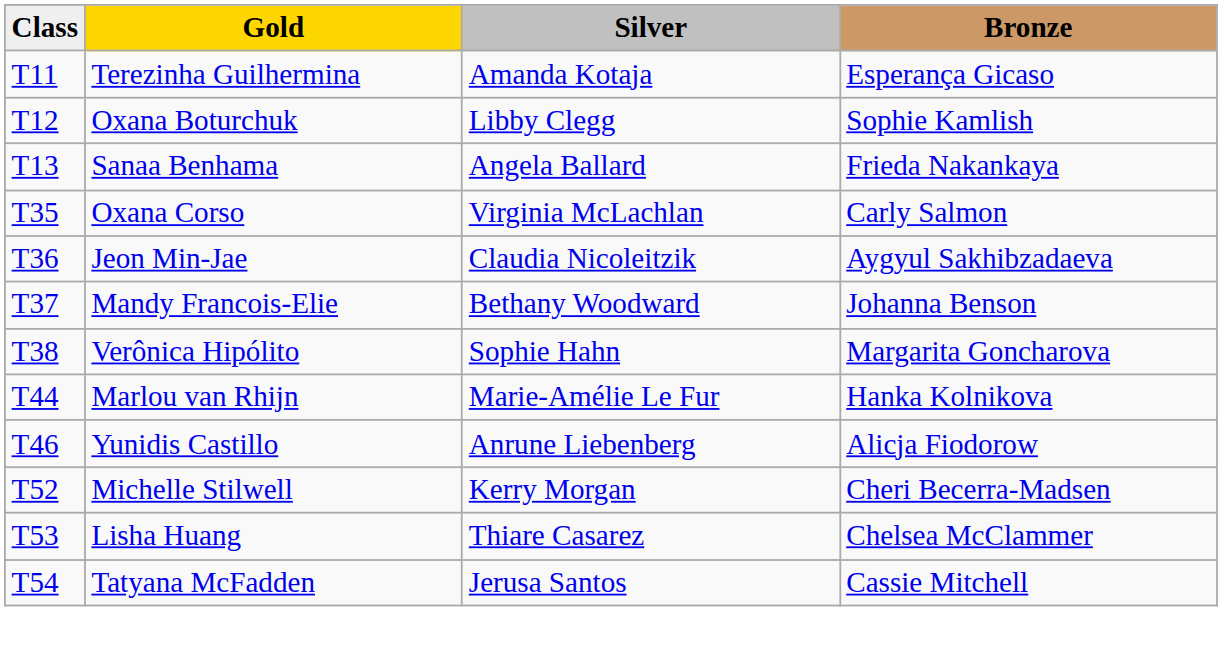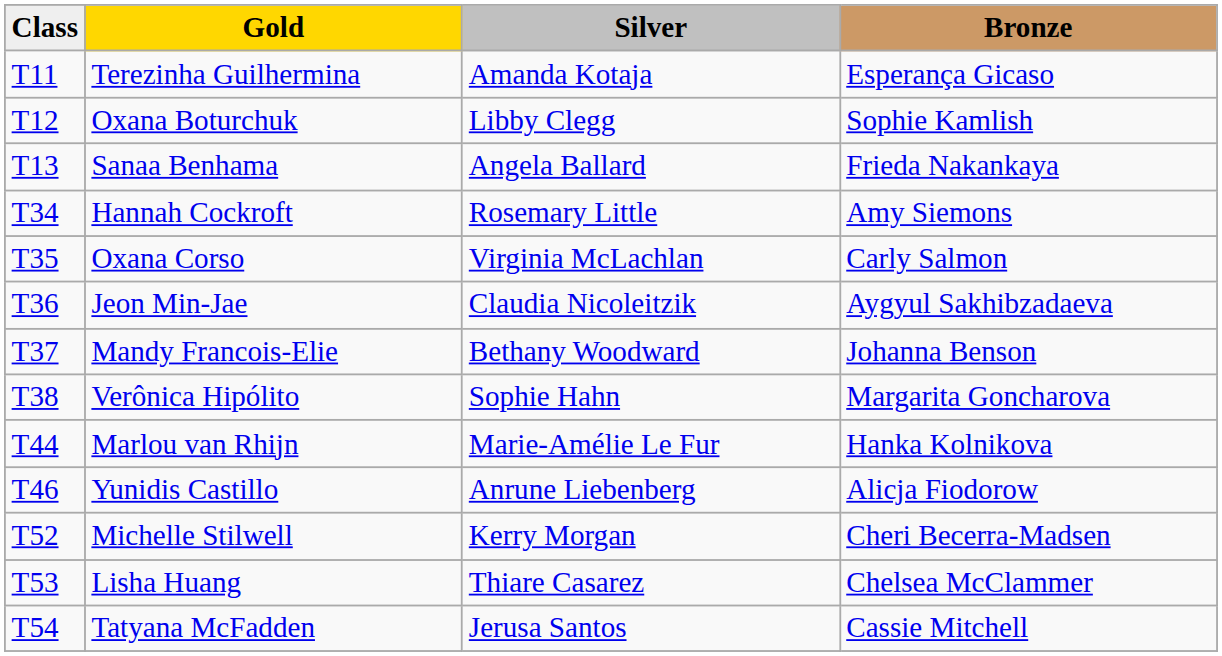+ row: (192, 212)
